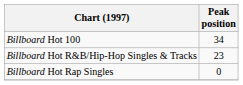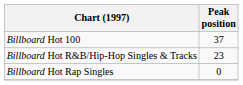(219, 39) 34 -> (219, 39) 37
